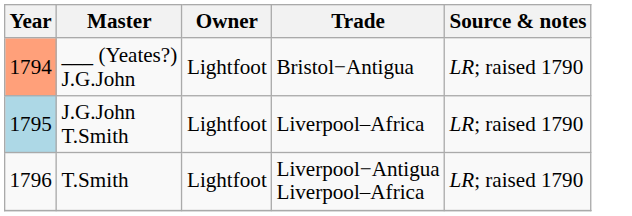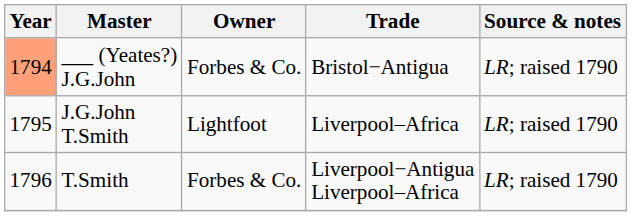(227, 66) Lightfoot -> (244, 66) Forbes & Co.
(31, 123) lightblue background -> (31, 123) no background
(227, 181) Lightfoot -> (244, 181) Forbes & Co.
